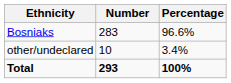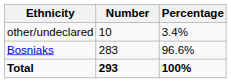rows swapped: (30, 31) <-> (50, 50)
